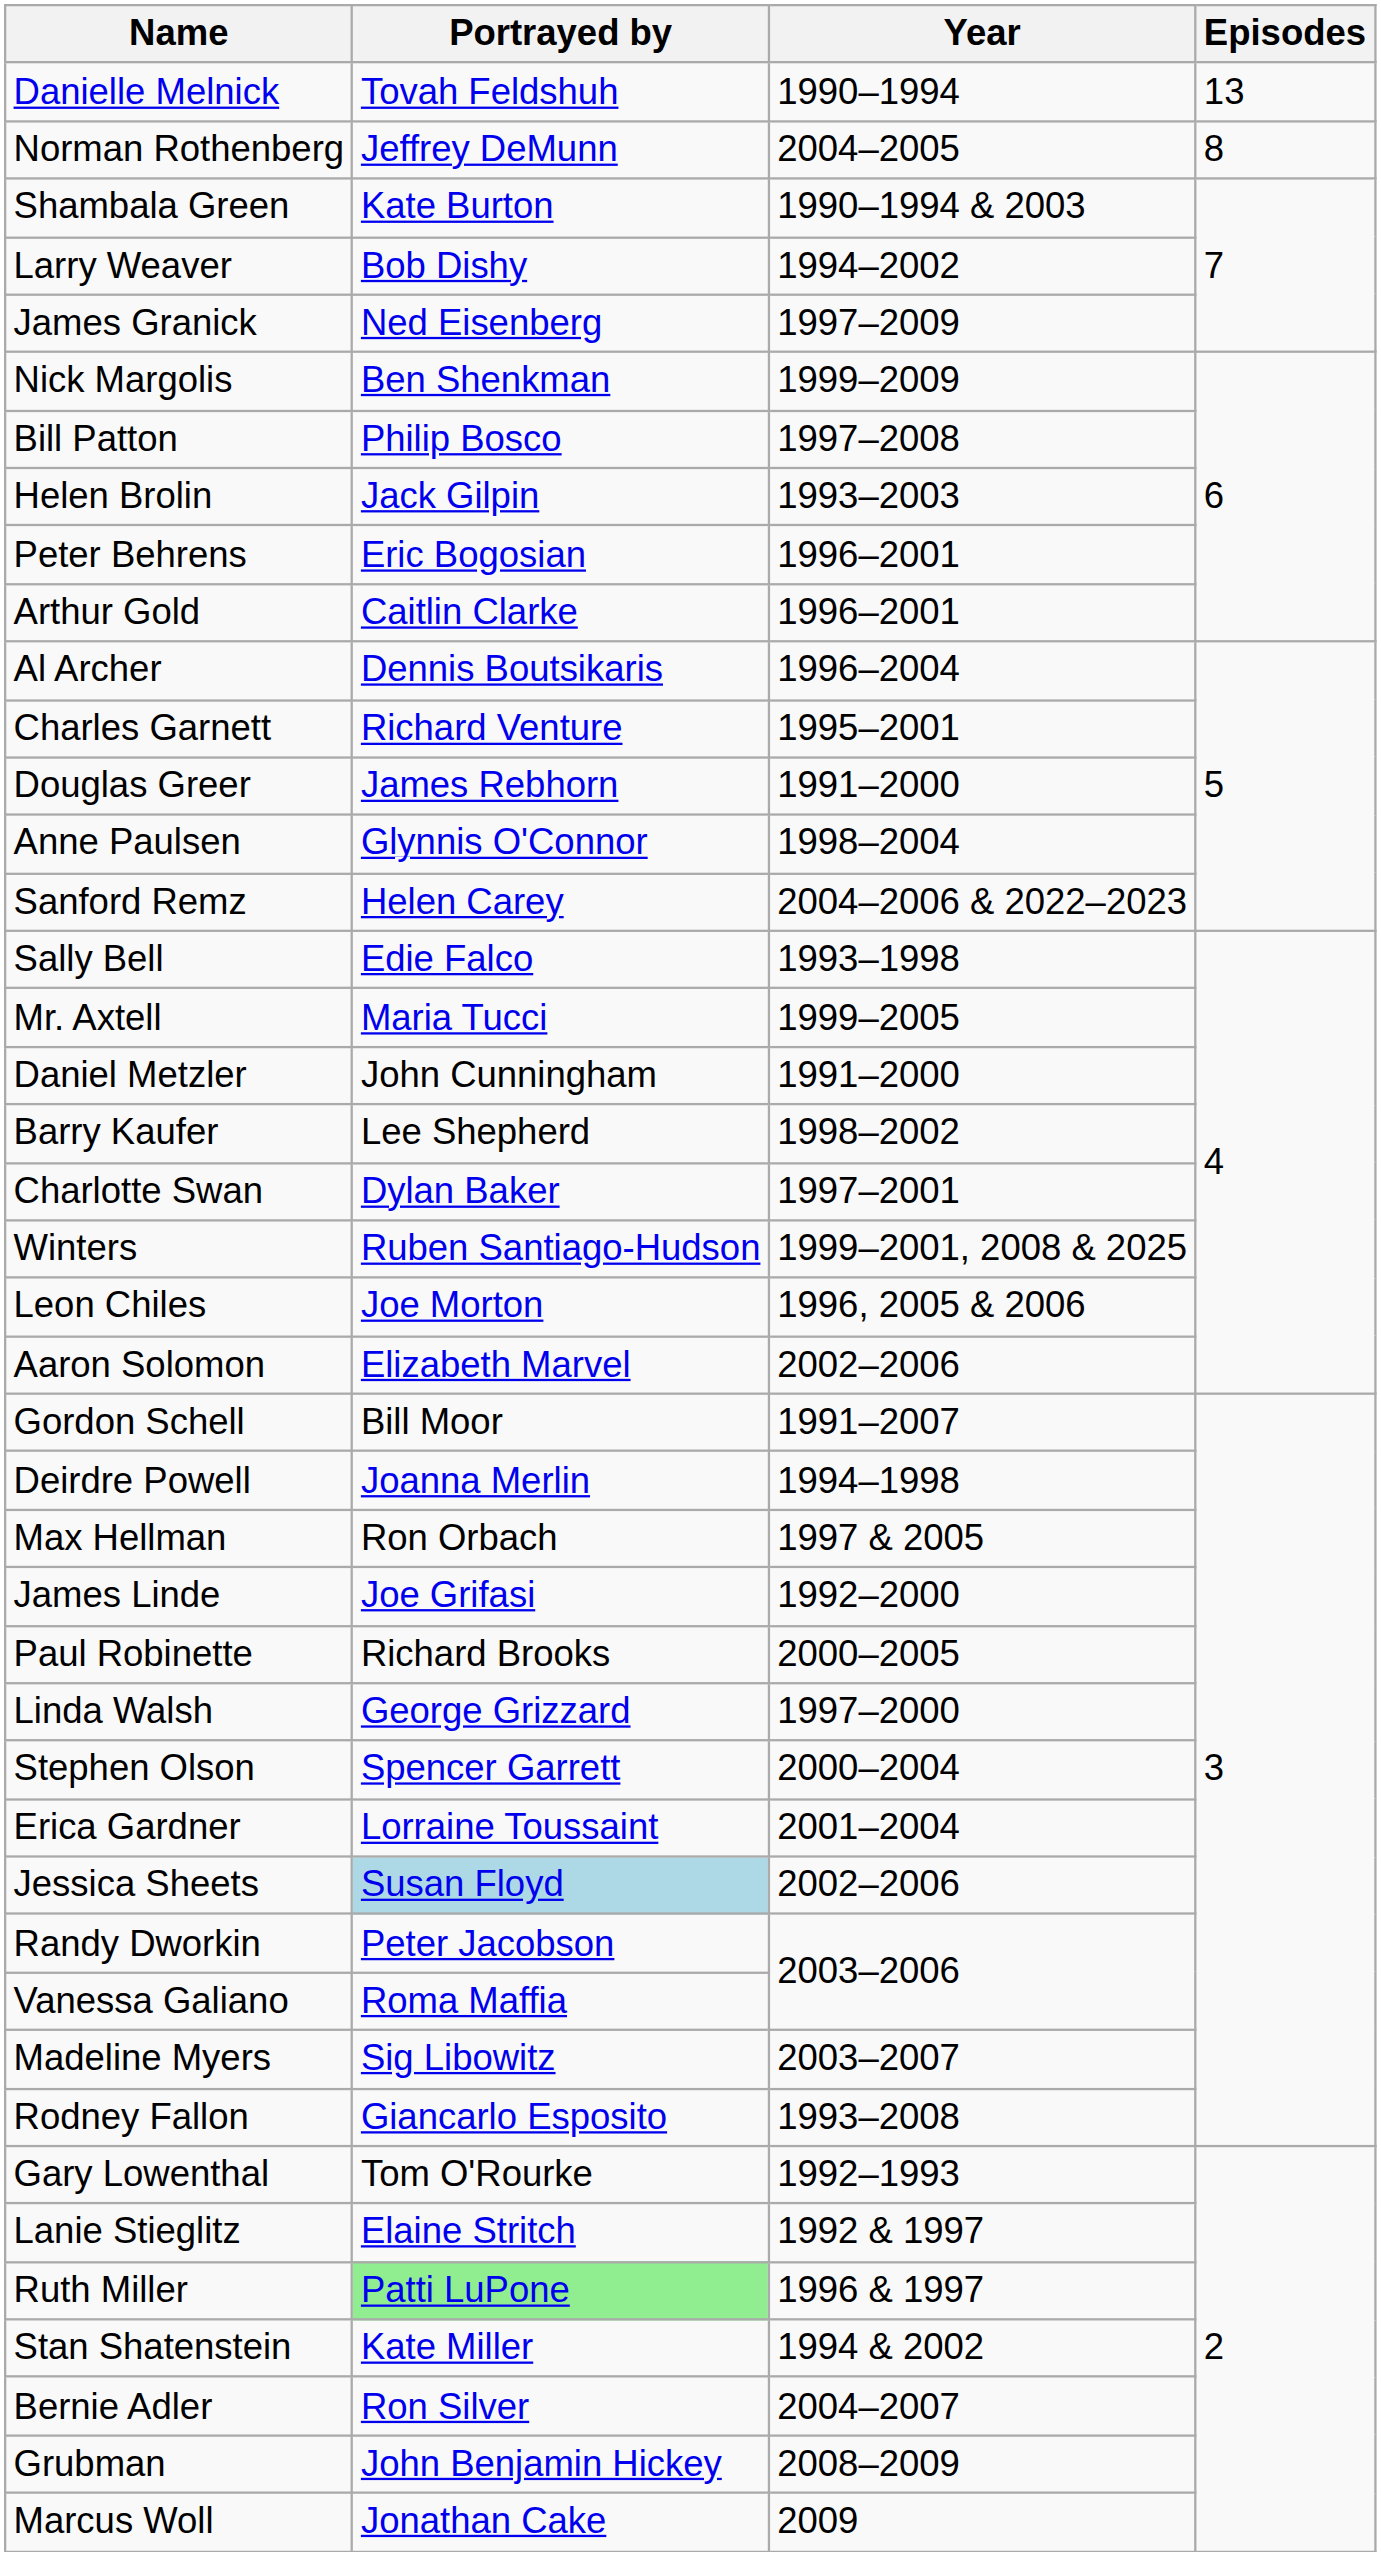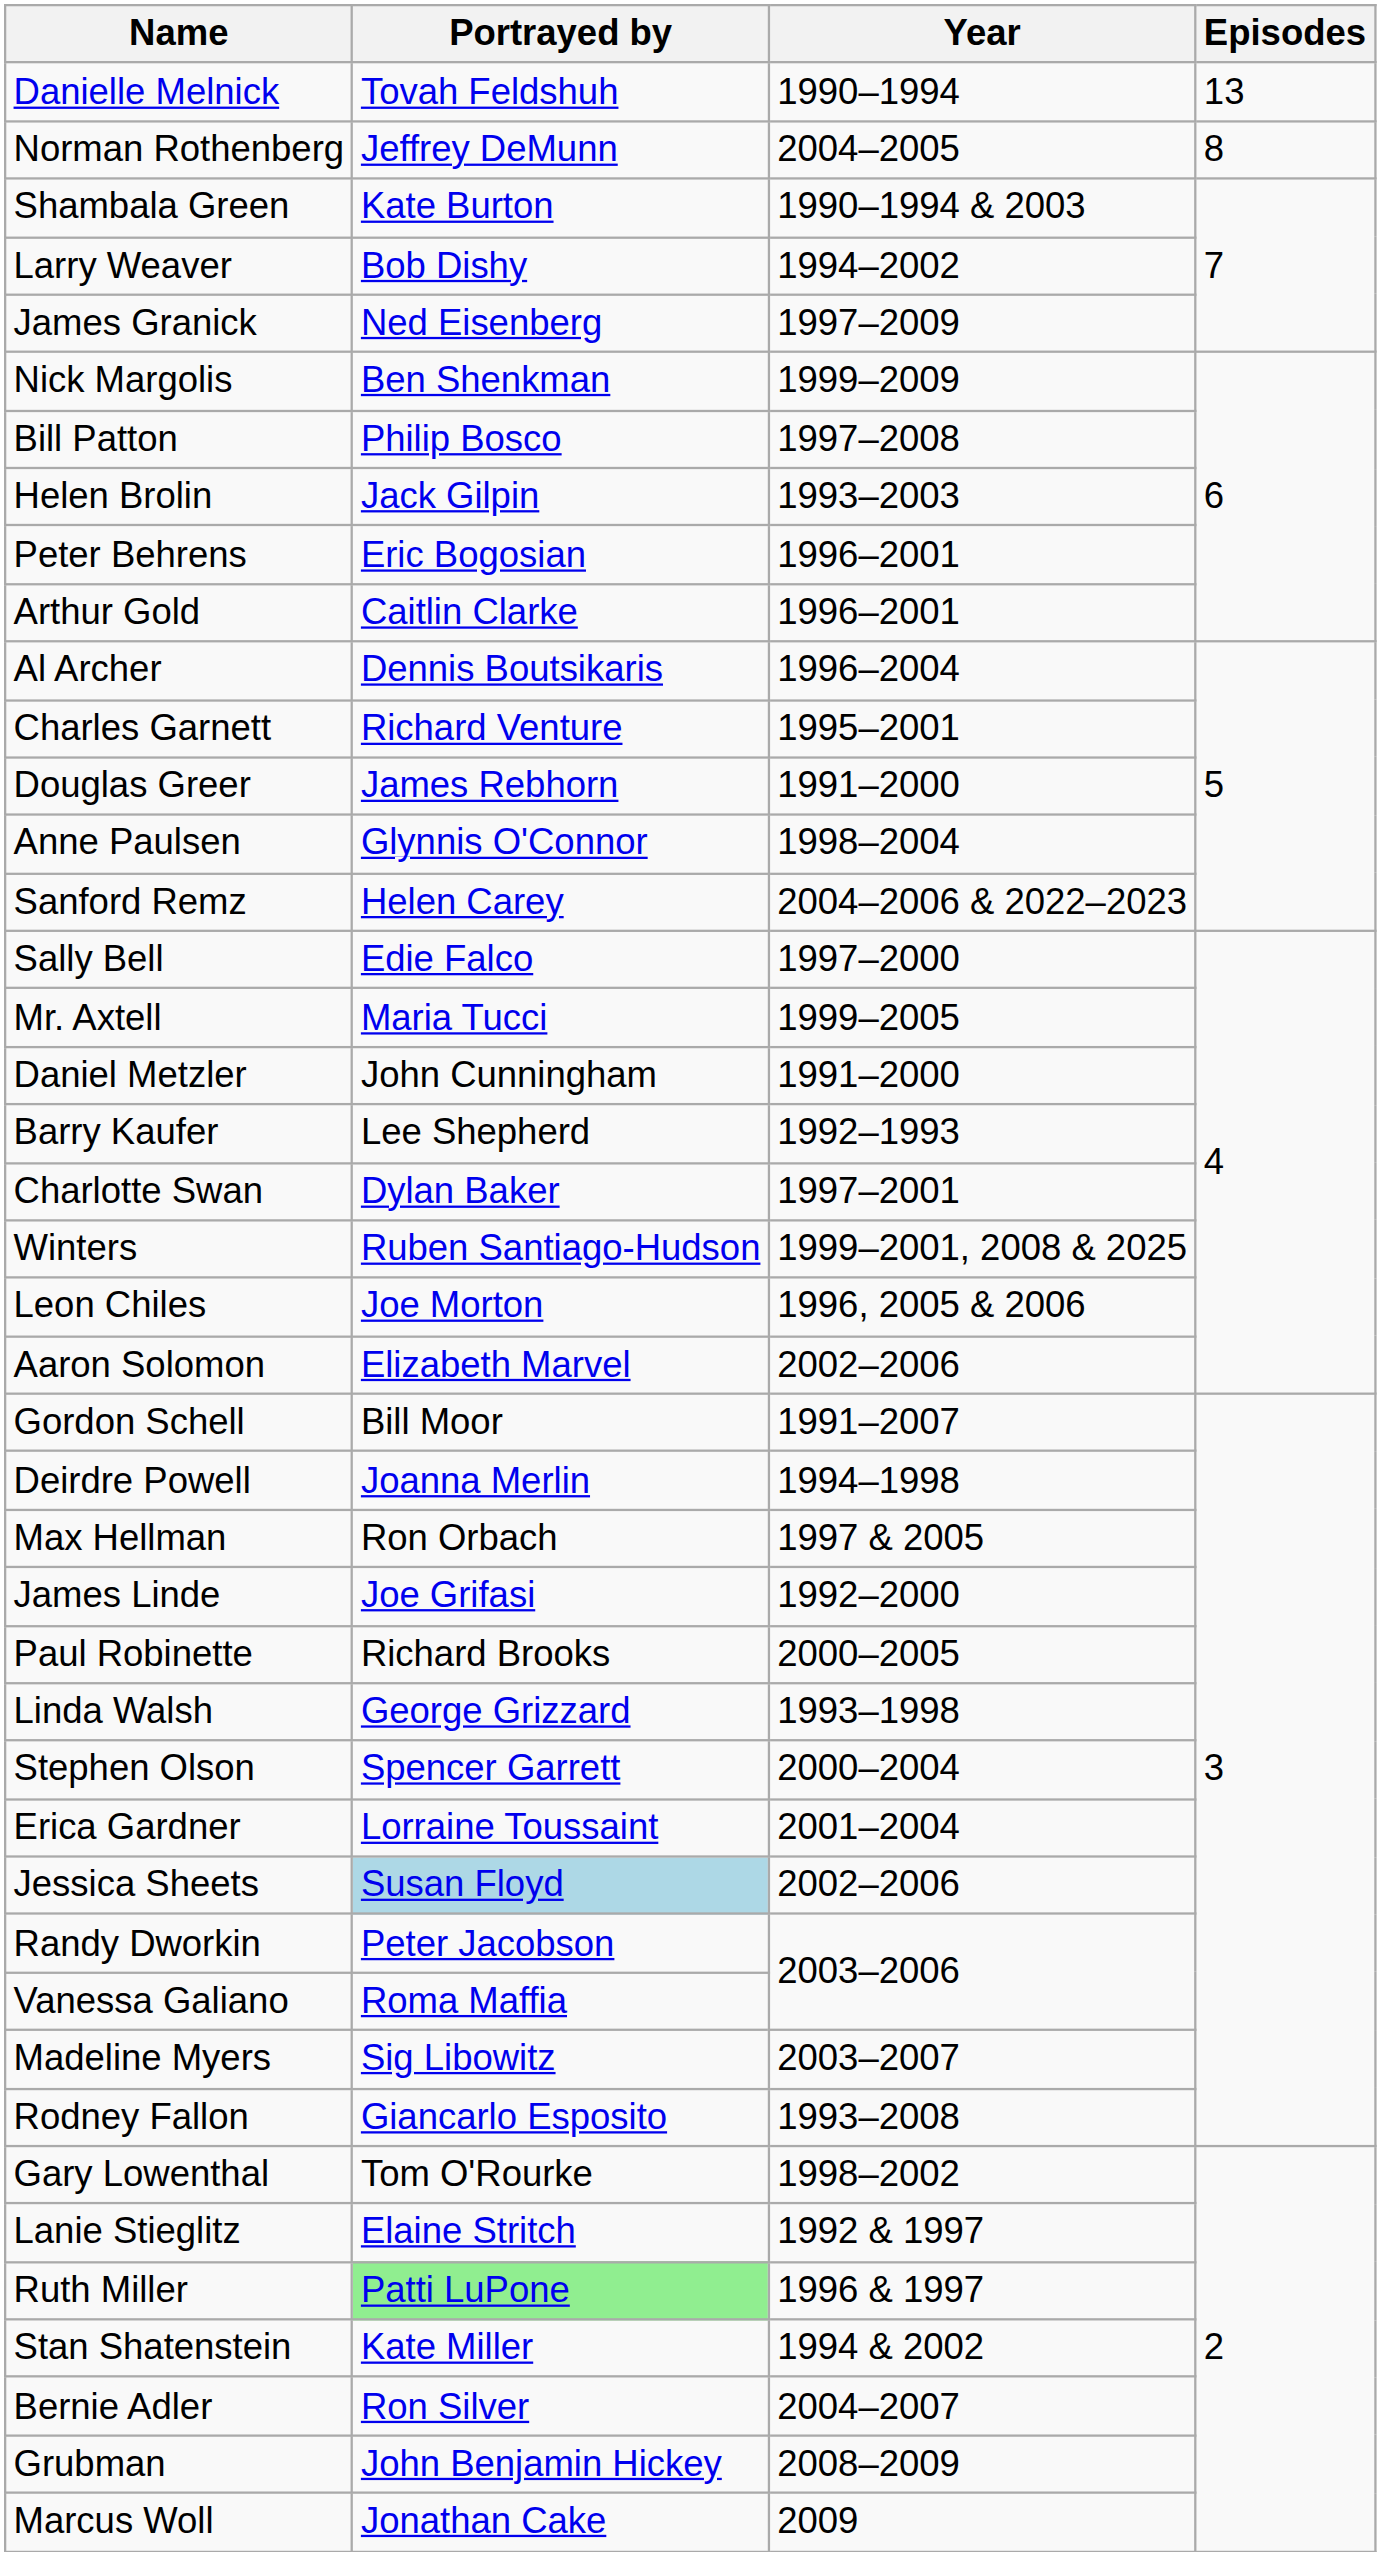(869, 959) 1993–1998 -> (869, 959) 1997–2000
(869, 1132) 1998–2002 -> (869, 1132) 1992–1993
(869, 1711) 1997–2000 -> (869, 1711) 1993–1998
(869, 2174) 1992–1993 -> (869, 2174) 1998–2002
